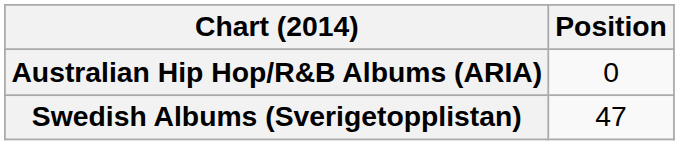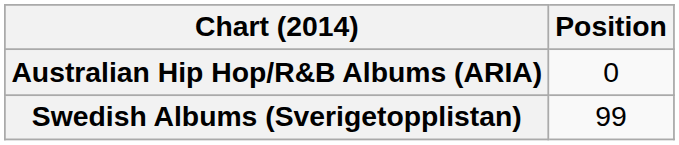(611, 116) 47 -> (611, 116) 99
